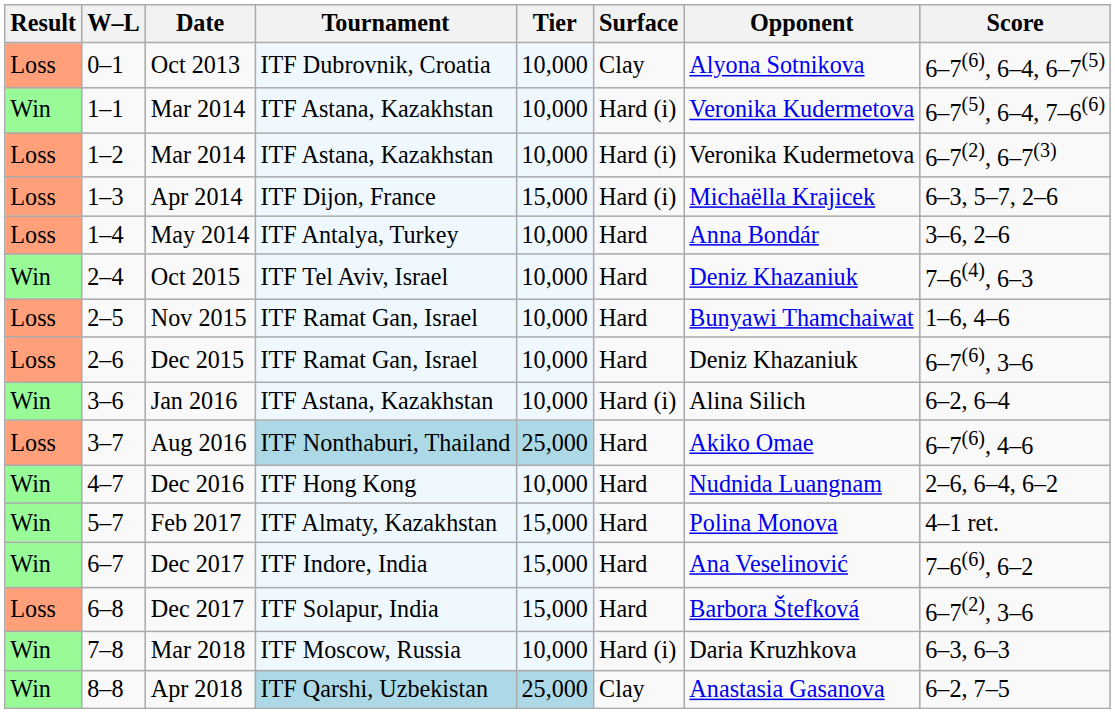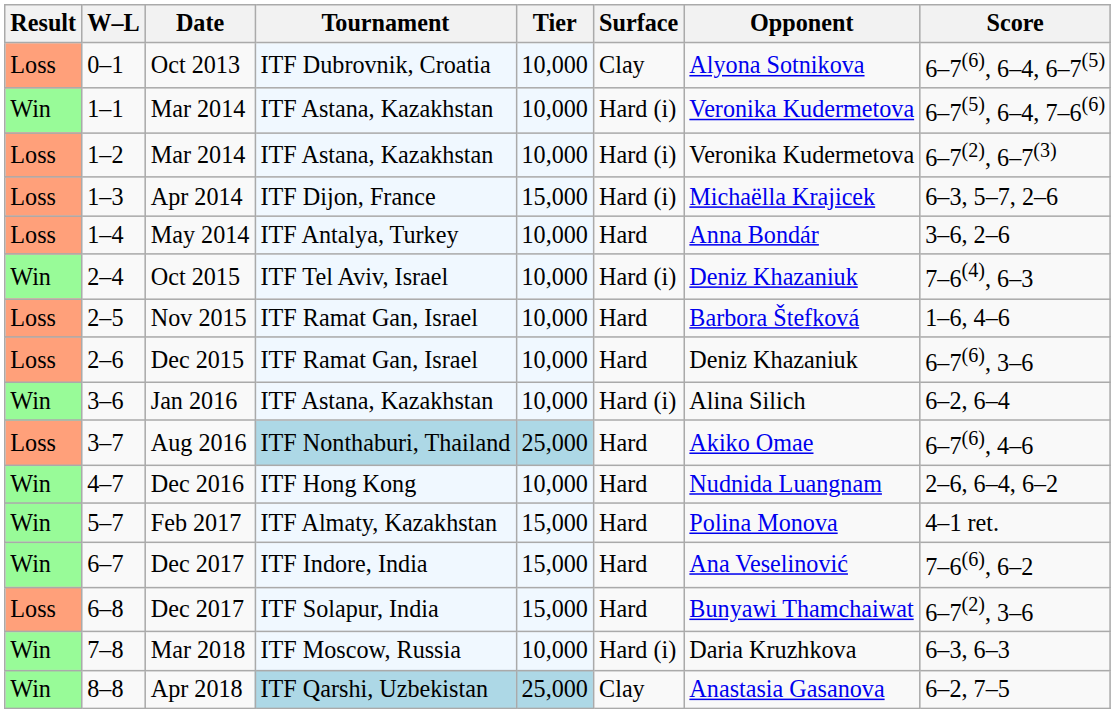(623, 276) Hard -> (638, 276) Hard (i)
(802, 318) Bunyawi Thamchaiwat -> (774, 318) Barbora Štefková
(774, 609) Barbora Štefková -> (802, 609) Bunyawi Thamchaiwat
